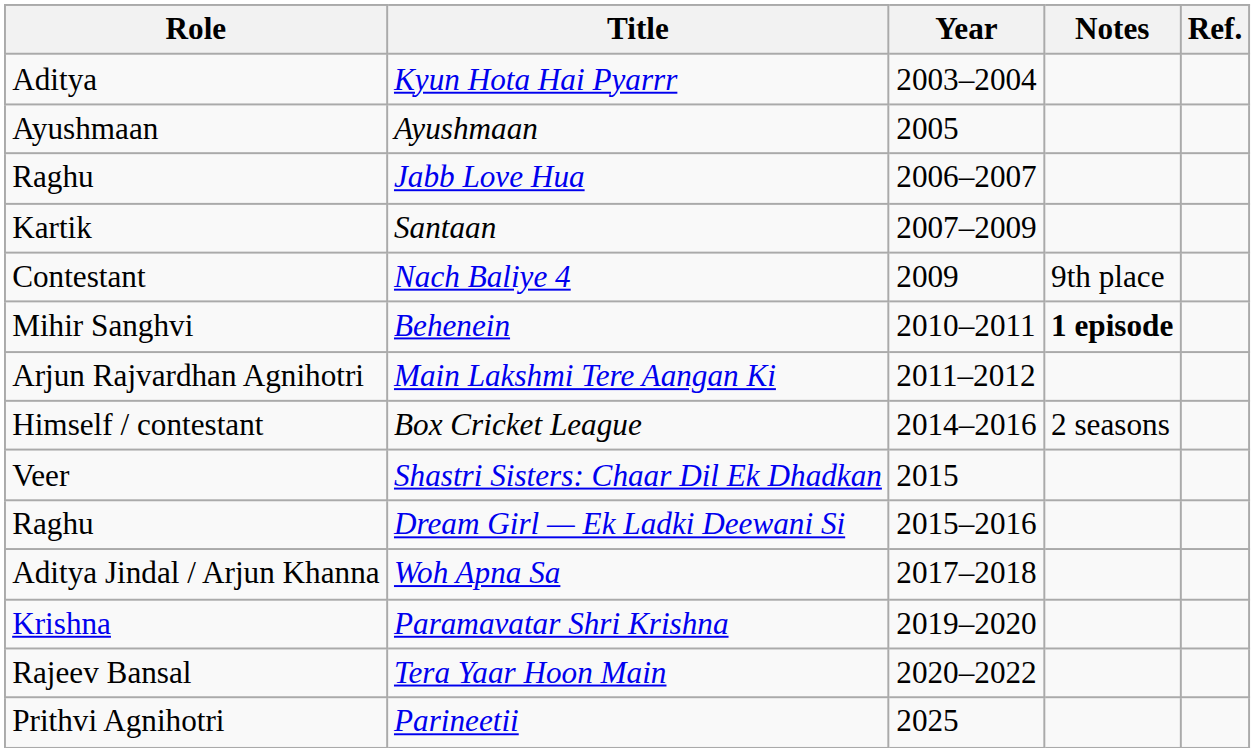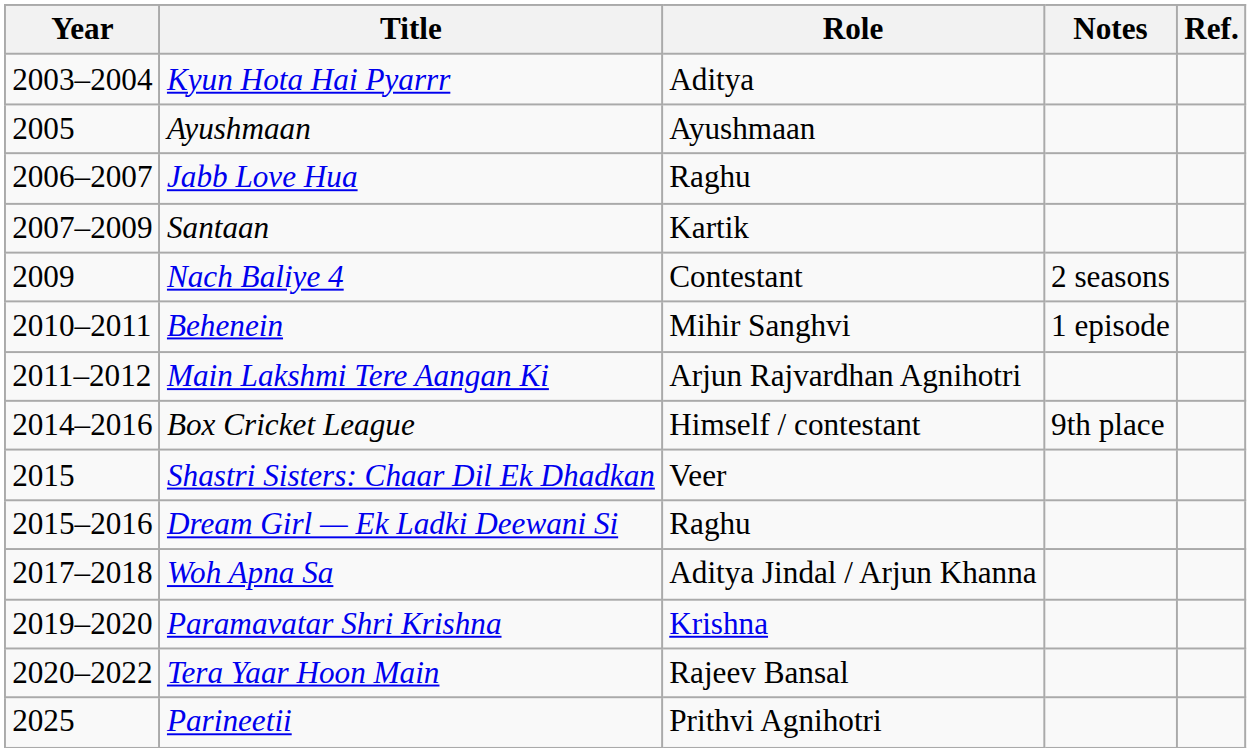columns swapped: (966, 29) <-> (196, 29)
(1108, 276) 9th place -> (1110, 276) 2 seasons
(1112, 326) bold -> (1110, 326) normal
(1110, 425) 2 seasons -> (1108, 425) 9th place
